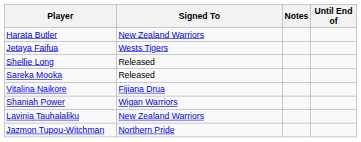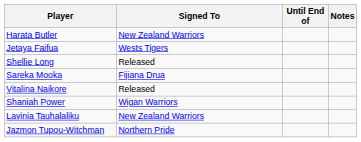columns swapped: (333, 16) <-> (296, 16)
(137, 76) Released -> (142, 76) Fijiana Drua
(142, 89) Fijiana Drua -> (137, 89) Released
